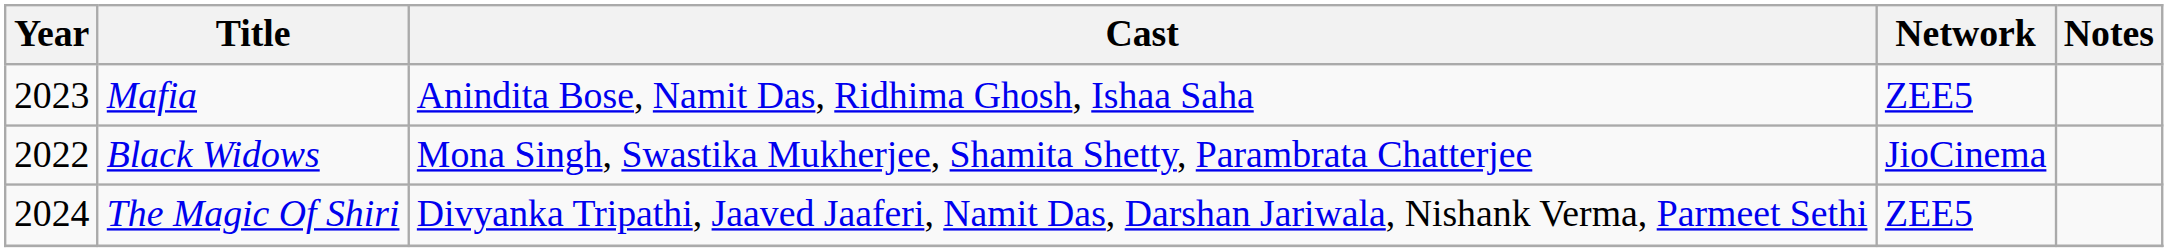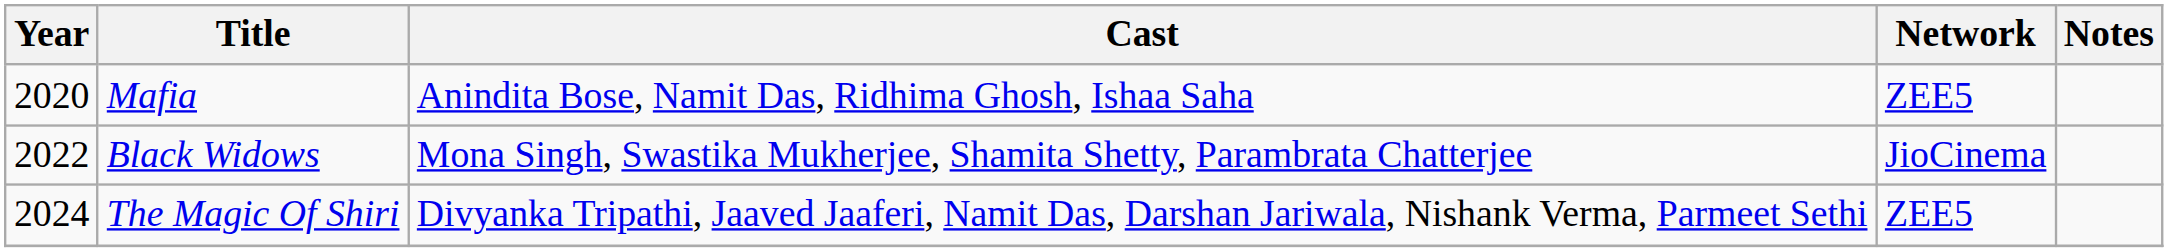(52, 94) 2023 -> (52, 94) 2020
